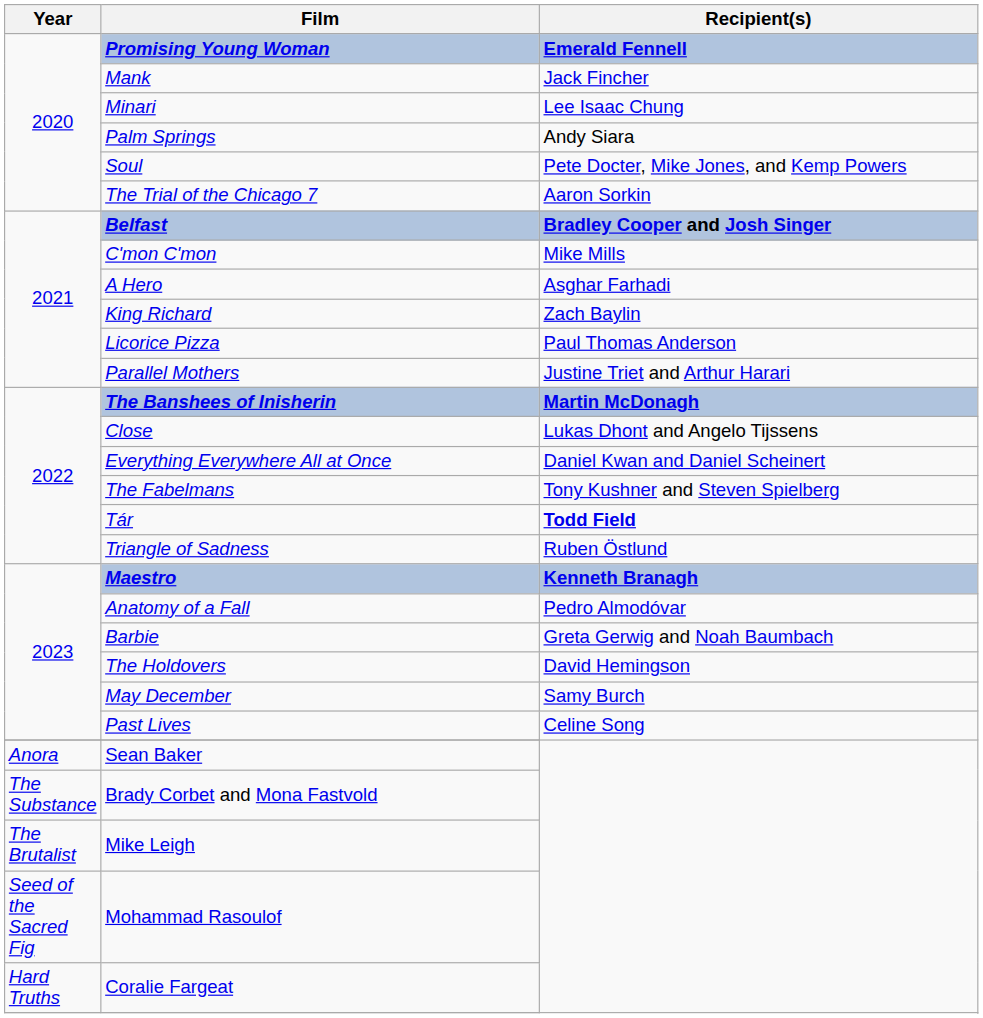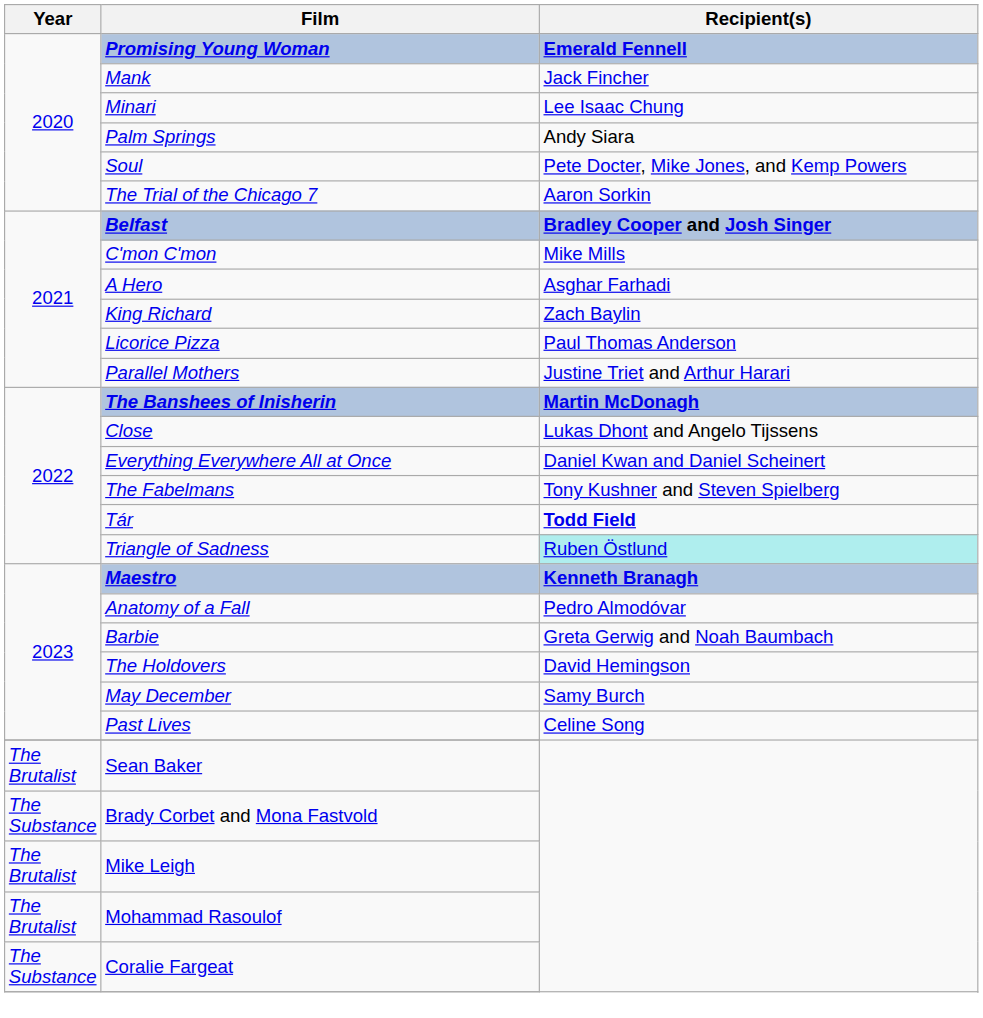(605, 549) no background -> (605, 549) paleturquoise background
(34, 755) Anora -> (42, 765) The Brutalist
(41, 916) Seed of the Sacred Fig -> (42, 916) The Brutalist
(34, 987) Hard Truths -> (53, 966) The Substance
